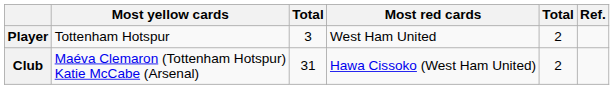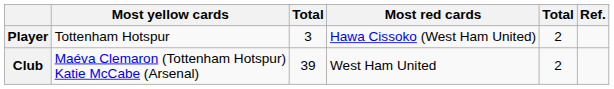(383, 36) West Ham United -> (433, 36) Hawa Cissoko (West Ham United)
(308, 66) 31 -> (308, 66) 39
(433, 66) Hawa Cissoko (West Ham United) -> (383, 66) West Ham United
